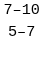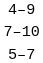+ row: (22, 10)
